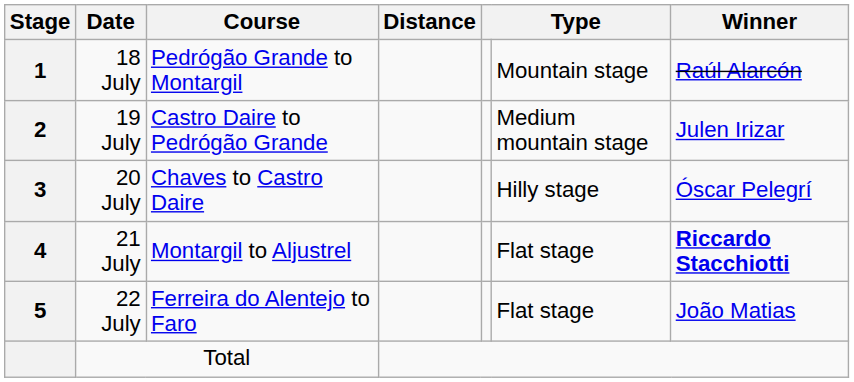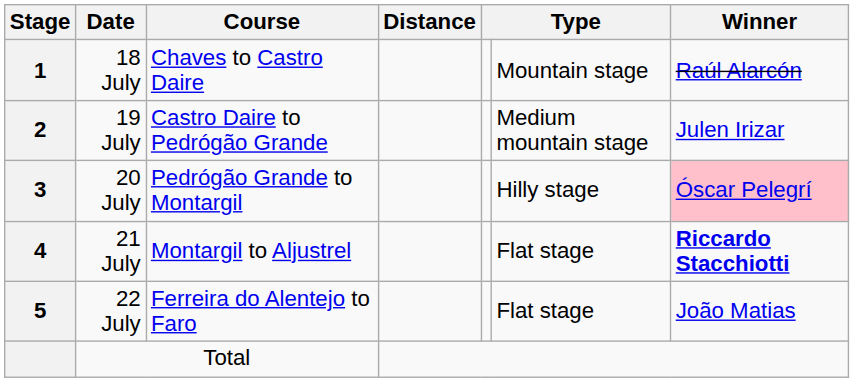(252, 69) Pedrógão Grande to Montargil -> (237, 69) Chaves to Castro Daire
(237, 190) Chaves to Castro Daire -> (252, 190) Pedrógão Grande to Montargil
(744, 190) no background -> (744, 190) pink background
